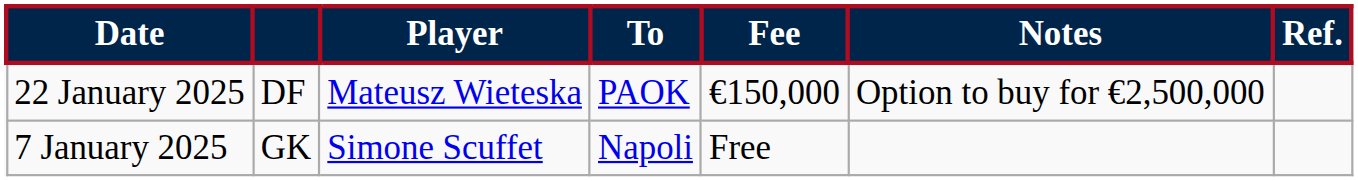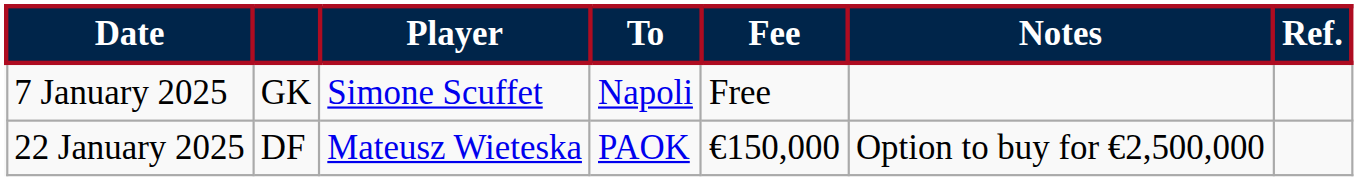rows swapped: (121, 147) <-> (130, 91)
